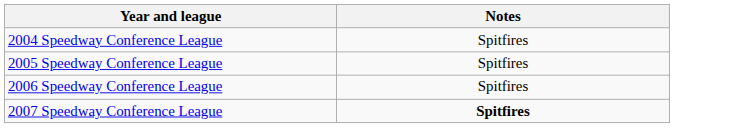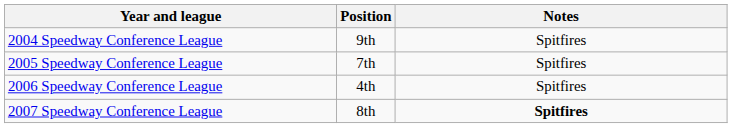+ column: (366, 16)
